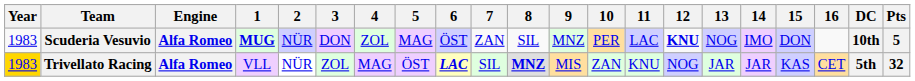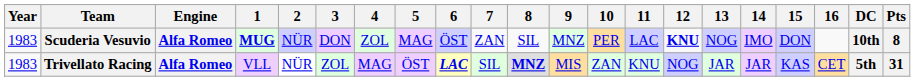(896, 40) 5 -> (896, 40) 8
(23, 64) gold background -> (23, 64) no background
(896, 64) 32 -> (896, 64) 31
